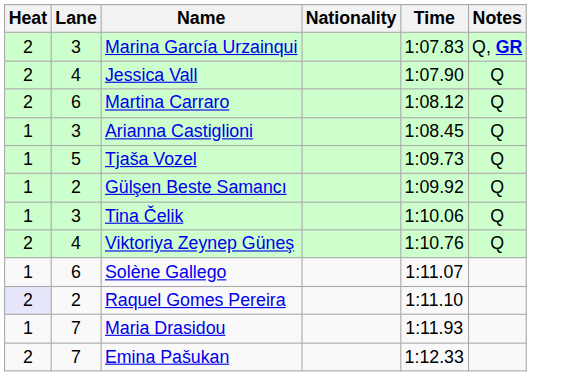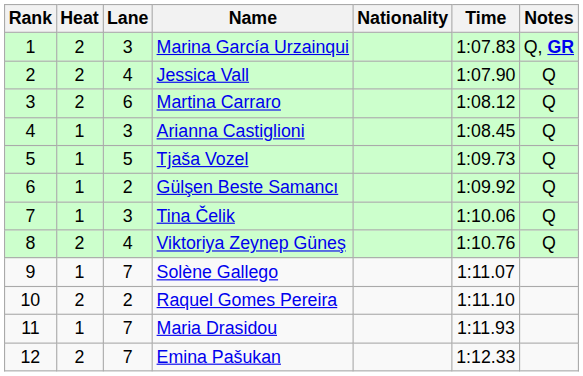+ column: (30, 18)
(76, 272) 6 -> (128, 272) 7
(28, 300) lavender background -> (80, 300) no background
